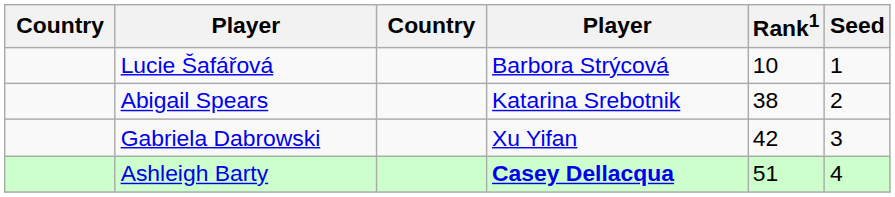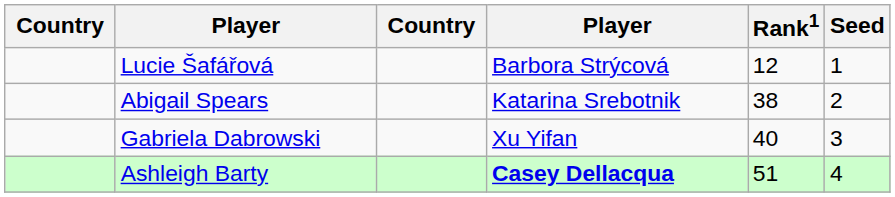(766, 65) 10 -> (766, 65) 12
(766, 137) 42 -> (766, 137) 40
